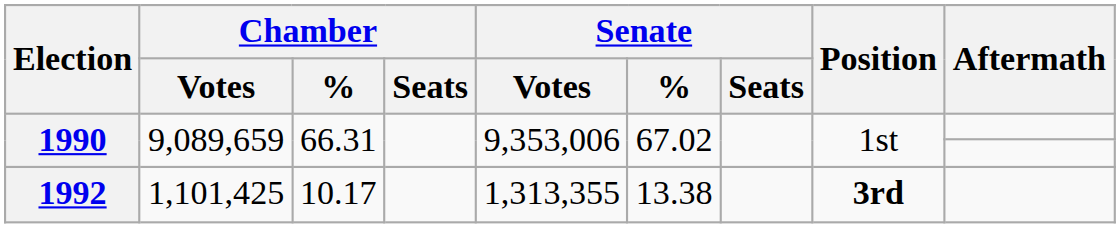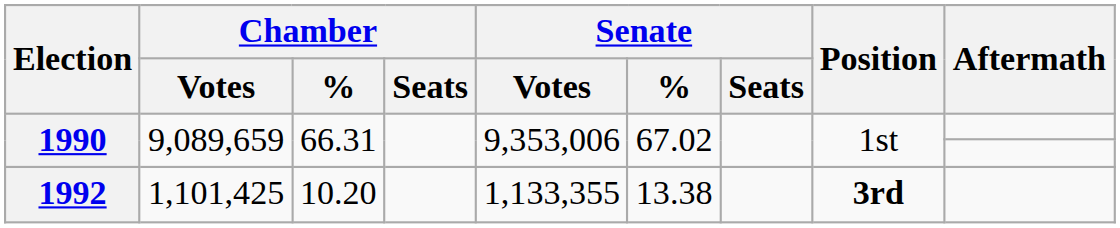(338, 193) 10.17 -> (338, 193) 10.20
(552, 193) 1,313,355 -> (552, 193) 1,133,355
